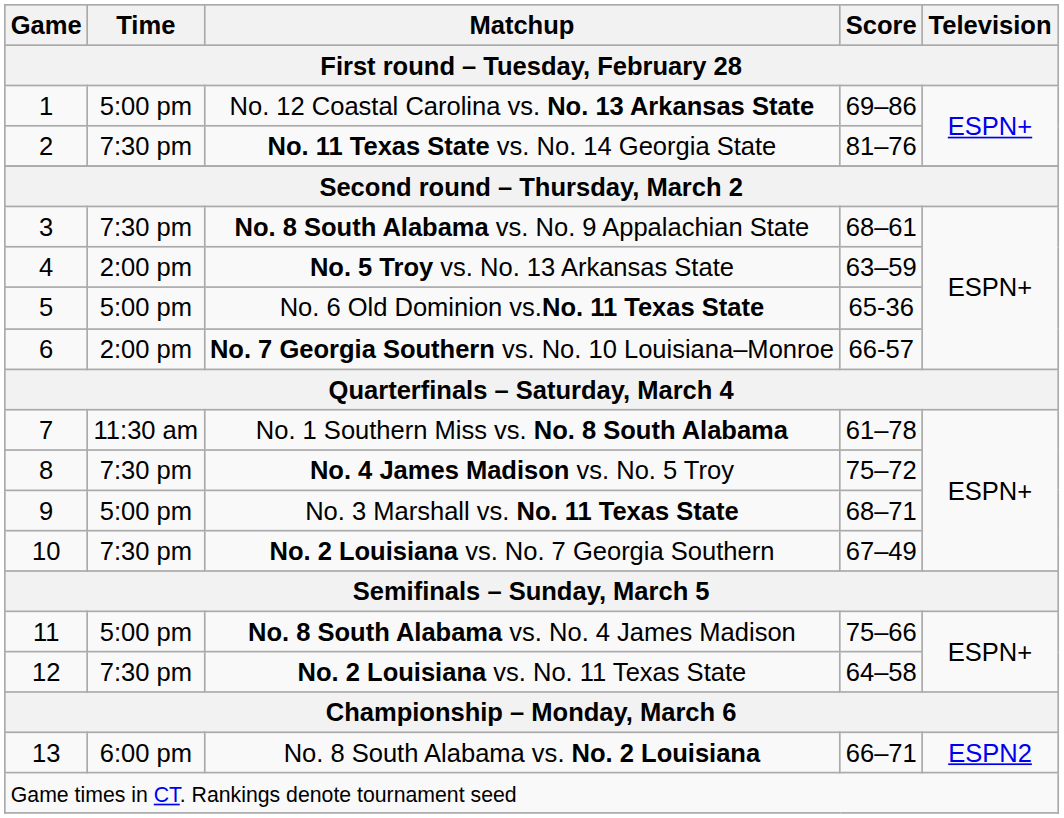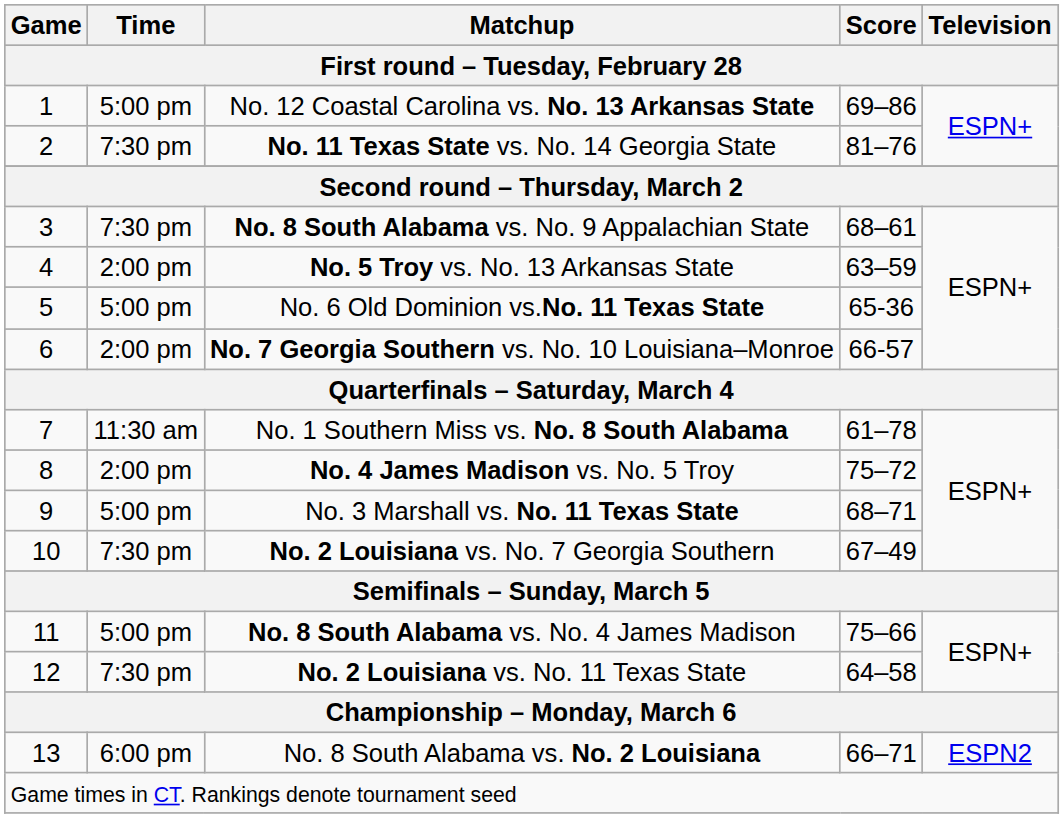(146, 470) 7:30 pm -> (146, 470) 2:00 pm
